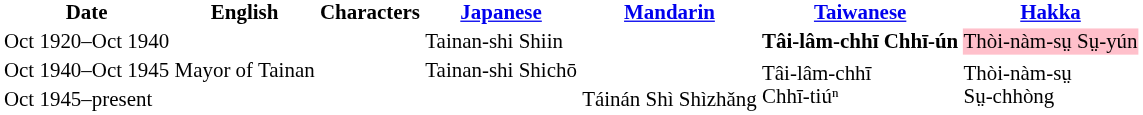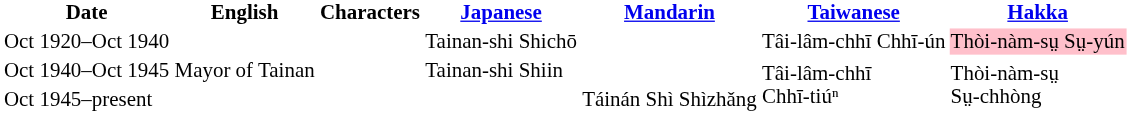(494, 41) Tainan-shi Shiin -> (501, 41) Tainan-shi Shichō
(860, 41) bold -> (854, 41) normal
(501, 70) Tainan-shi Shichō -> (494, 70) Tainan-shi Shiin
